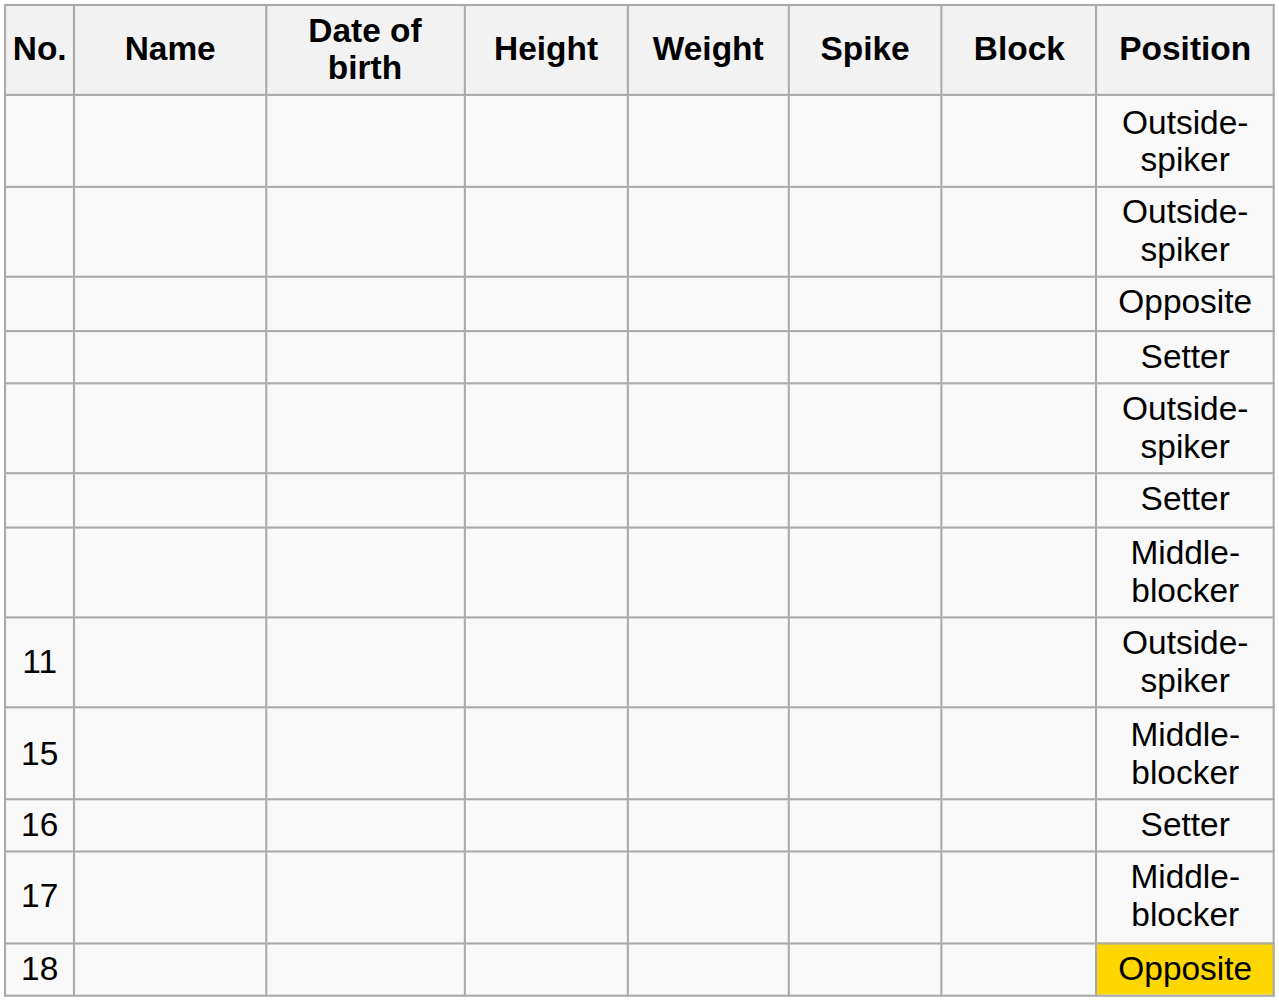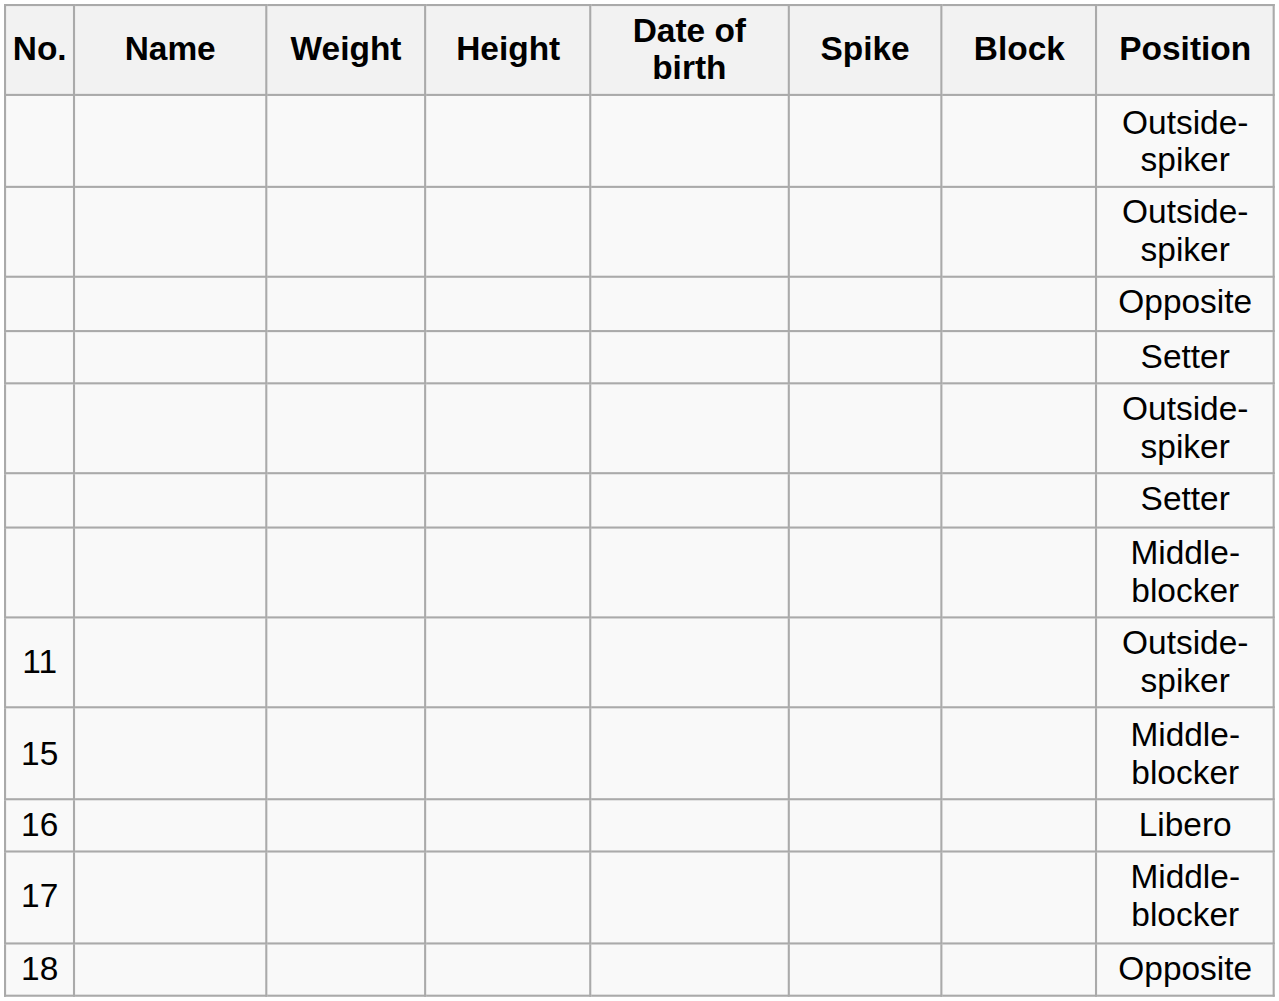columns swapped: (365, 49) <-> (708, 49)
(1185, 824) Setter -> (1185, 824) Libero
(1185, 968) gold background -> (1185, 968) no background
